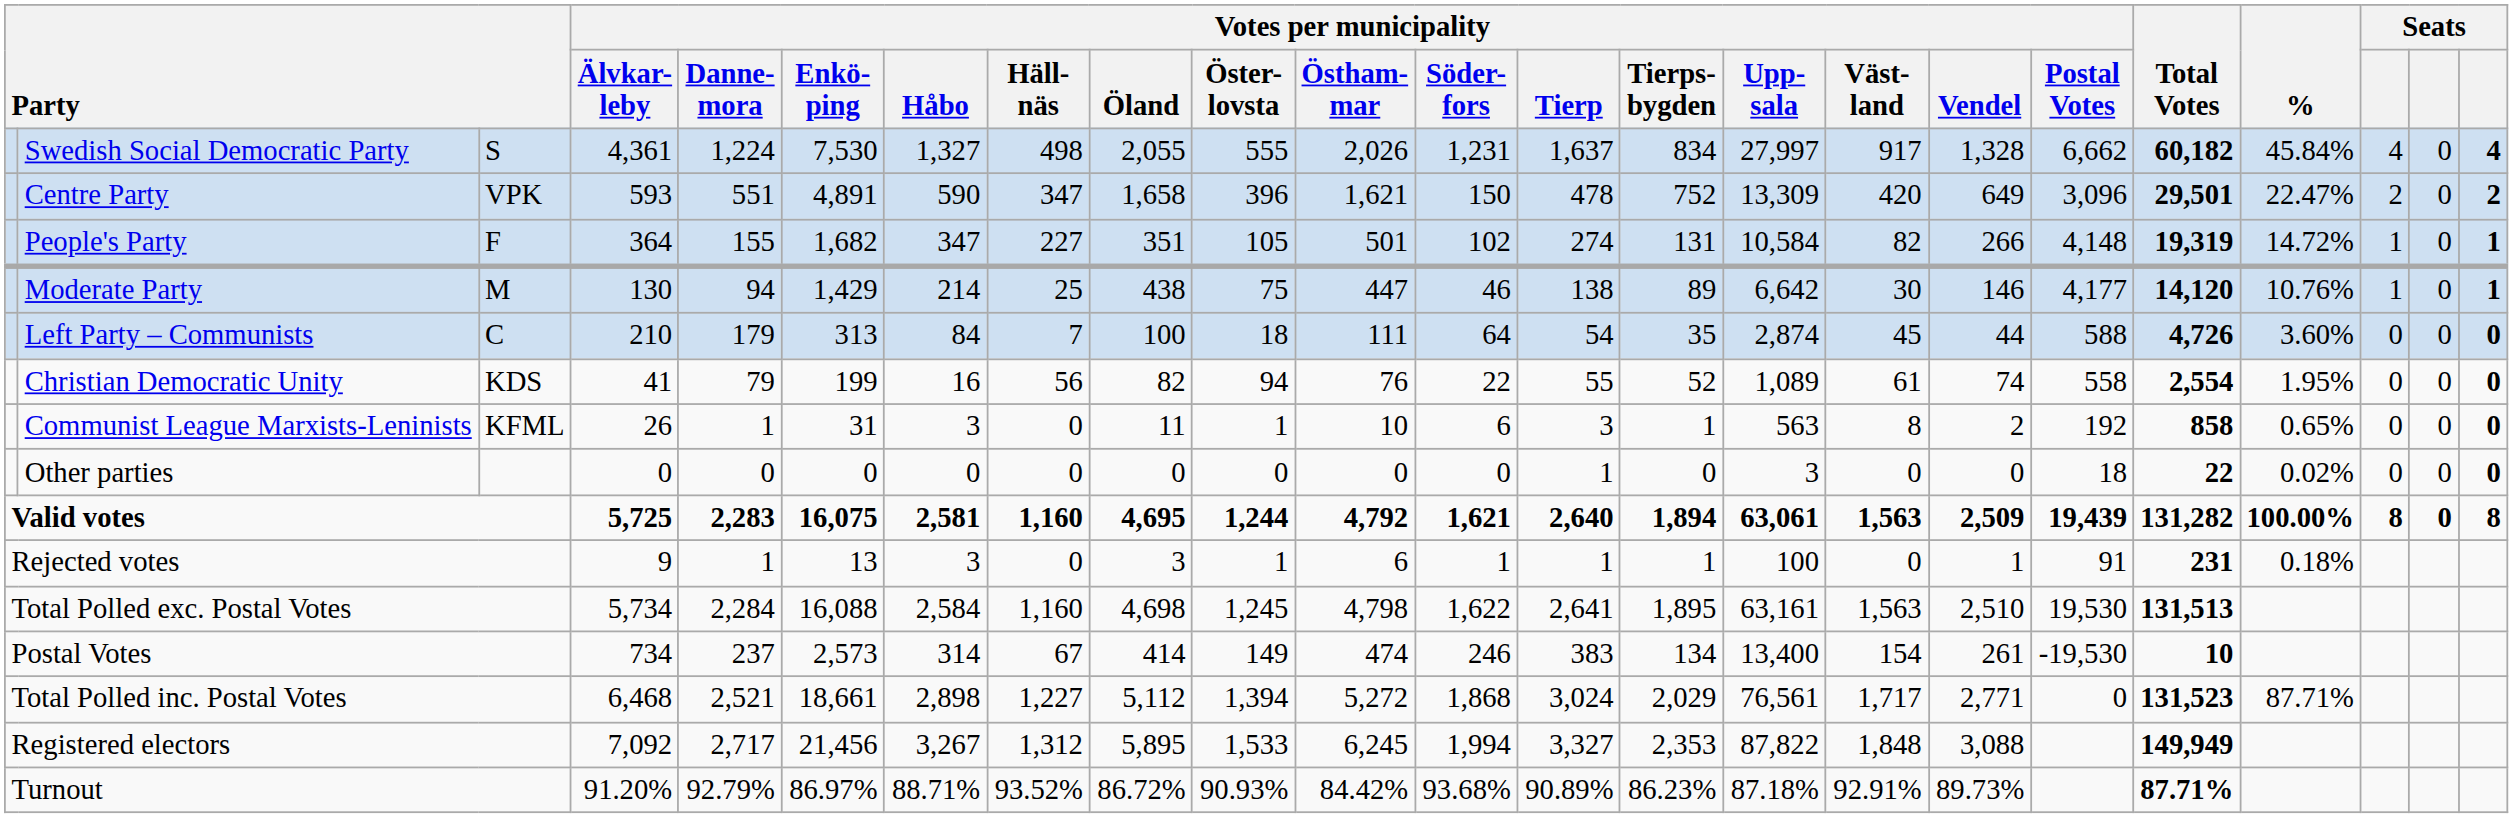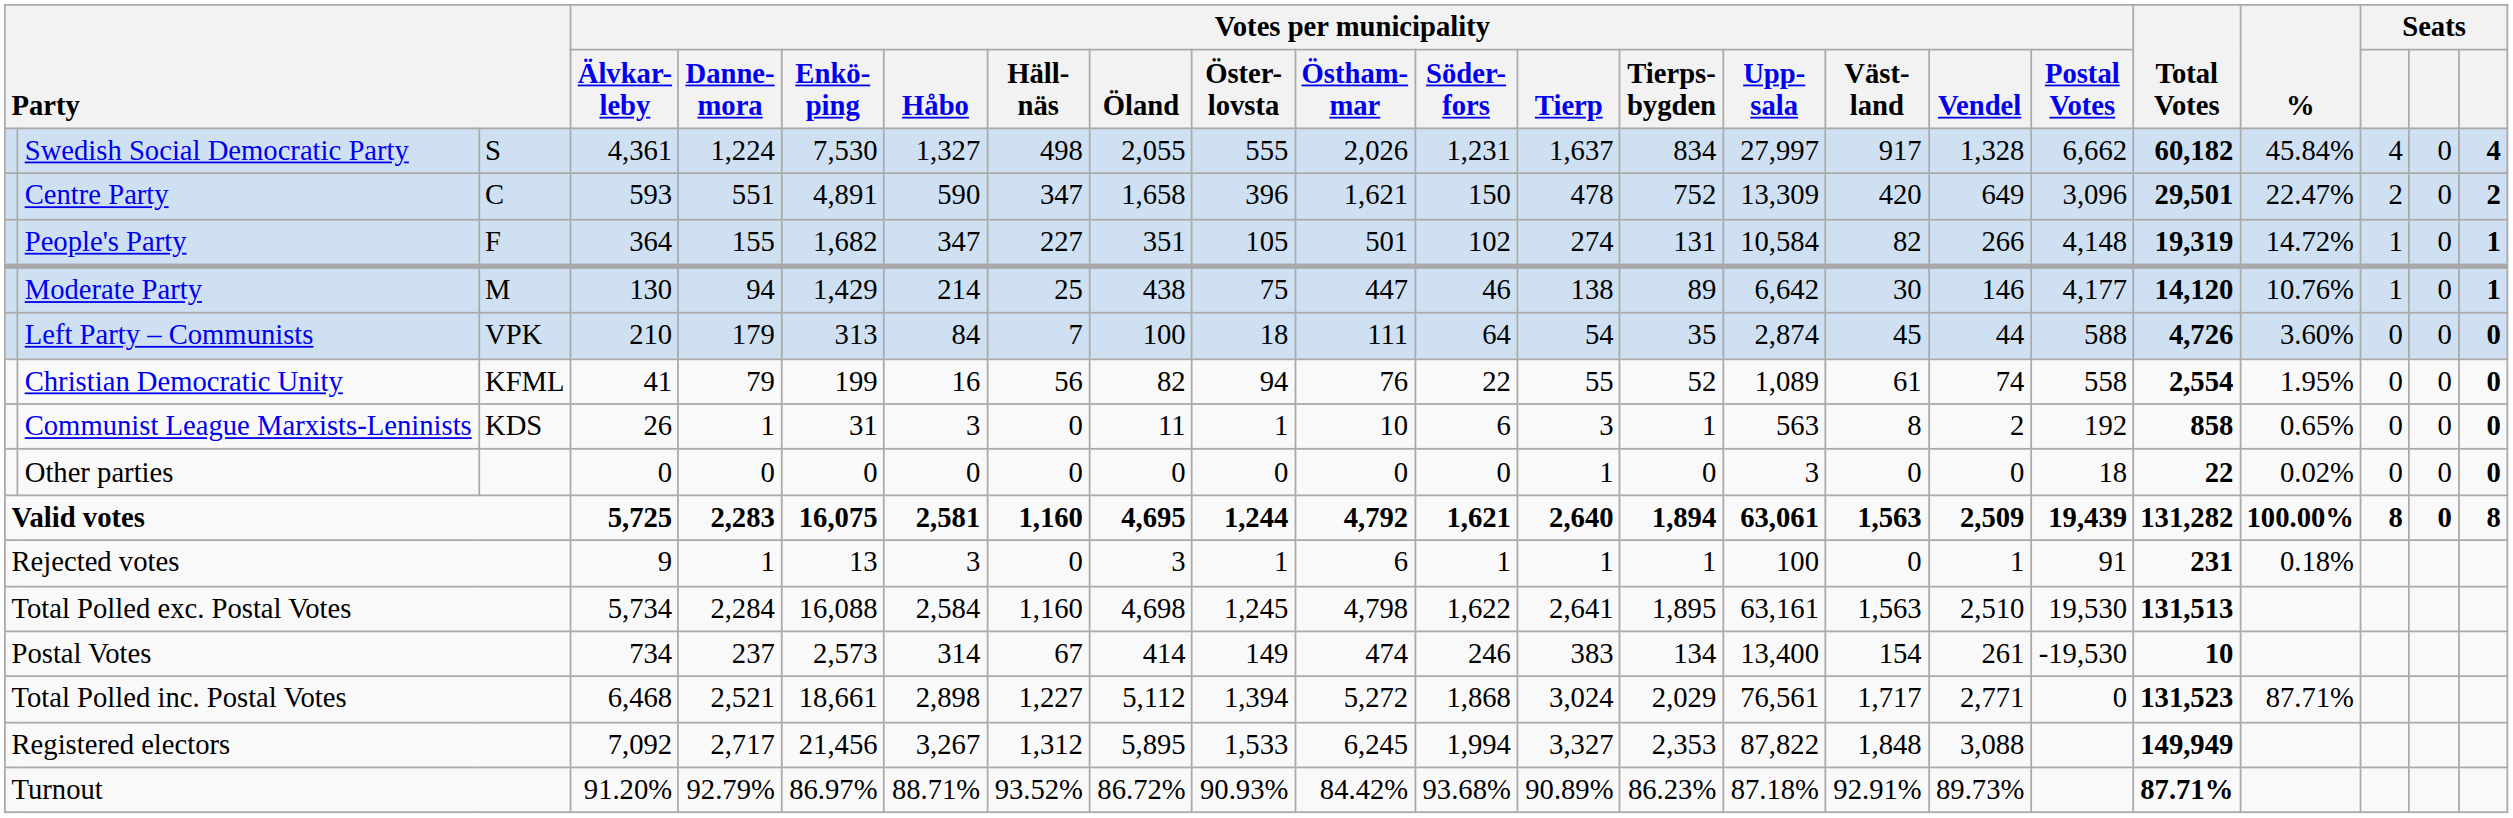(514, 195) VPK -> (495, 195) C
(495, 335) C -> (514, 335) VPK
(514, 380) KDS -> (525, 380) KFML
(525, 426) KFML -> (514, 426) KDS
